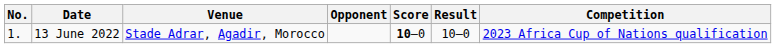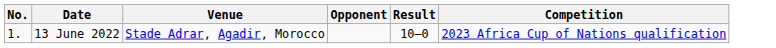- column: (411, 14)
